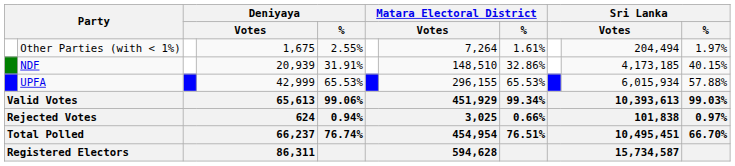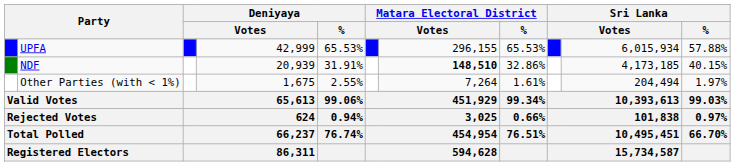rows swapped: (33, 83) <-> (100, 48)
(475, 65) normal -> (475, 65) bold
